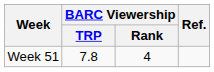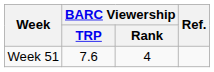(89, 56) 7.8 -> (89, 56) 7.6
